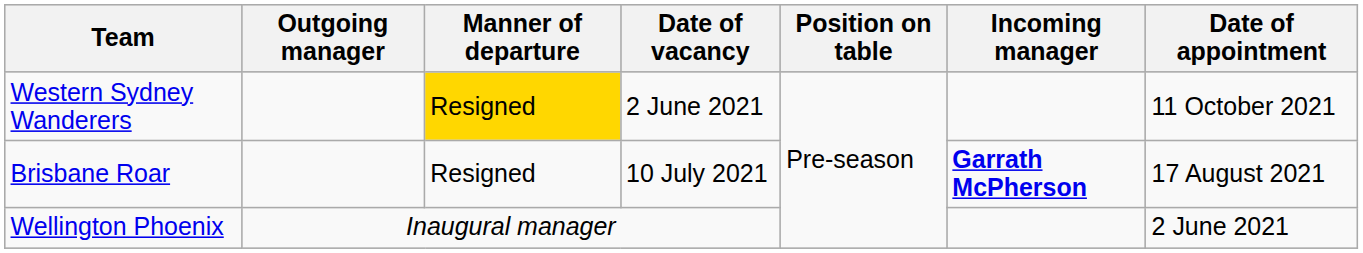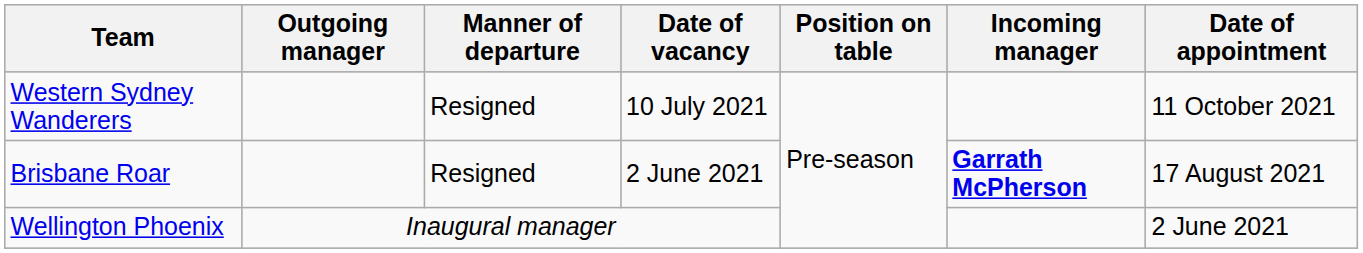(483, 105) gold background -> (483, 105) no background
(695, 105) 2 June 2021 -> (697, 105) 10 July 2021
(697, 173) 10 July 2021 -> (695, 173) 2 June 2021
